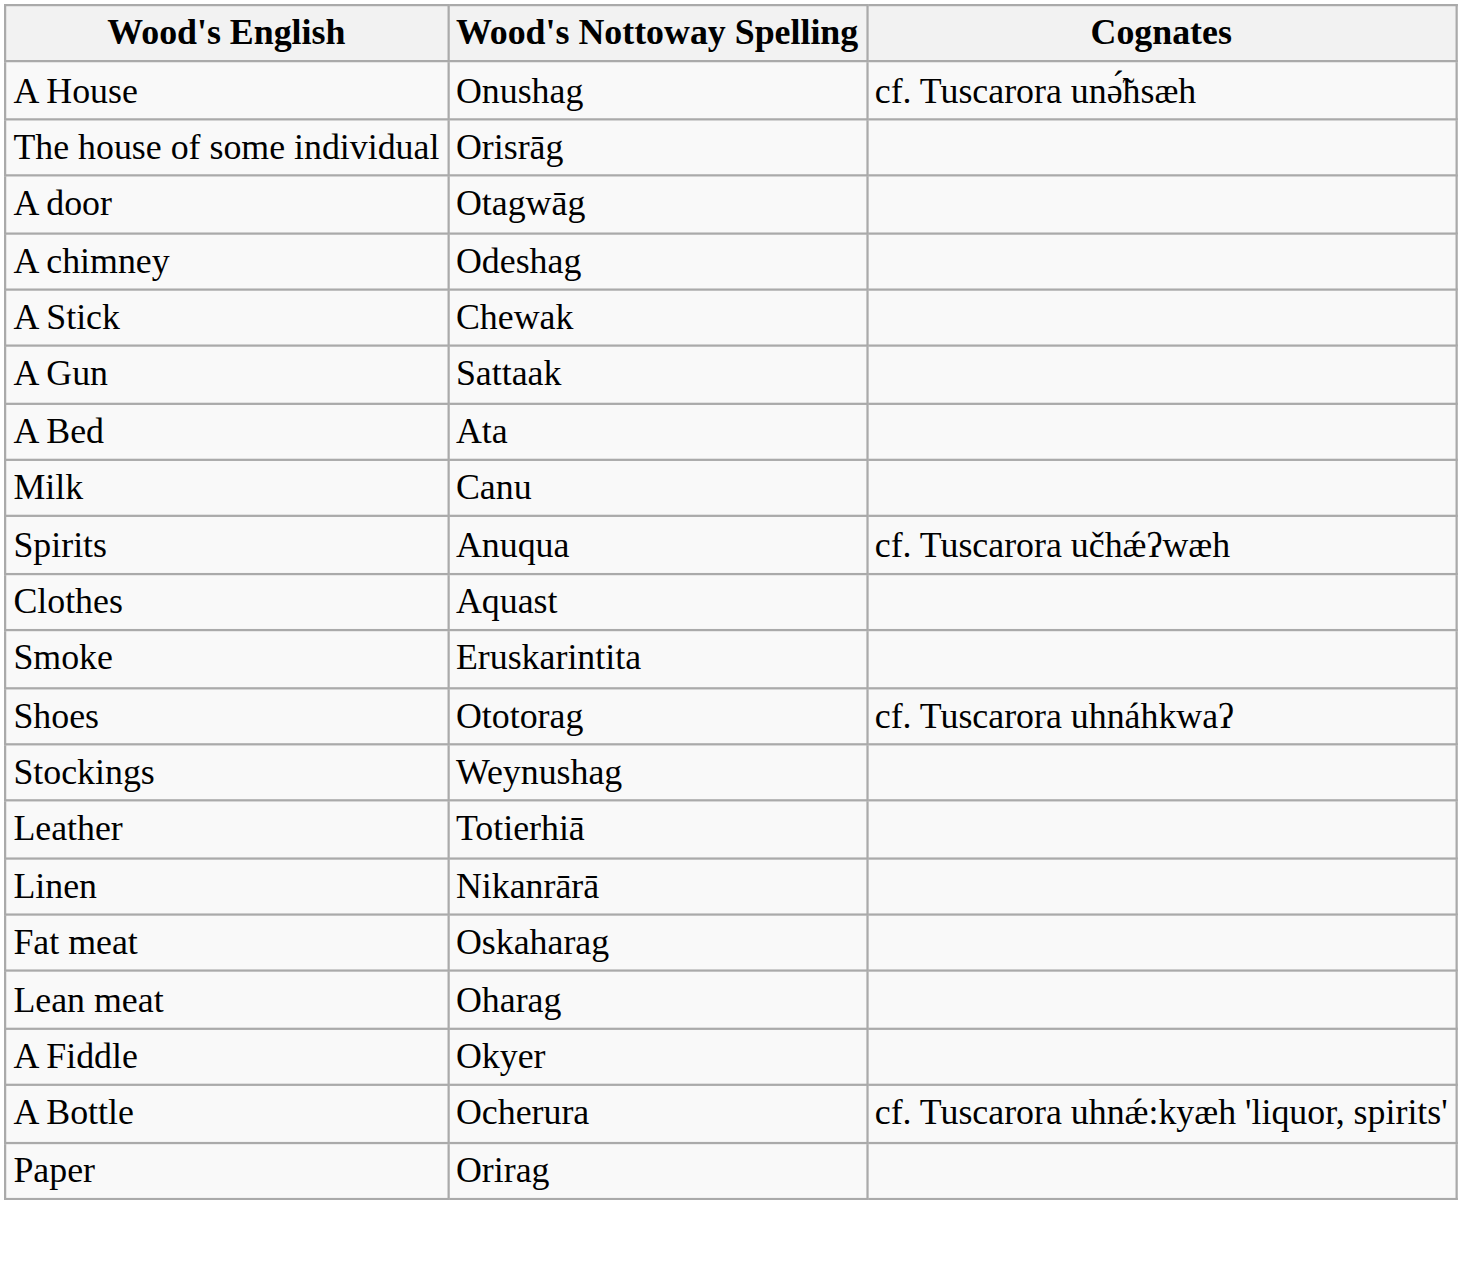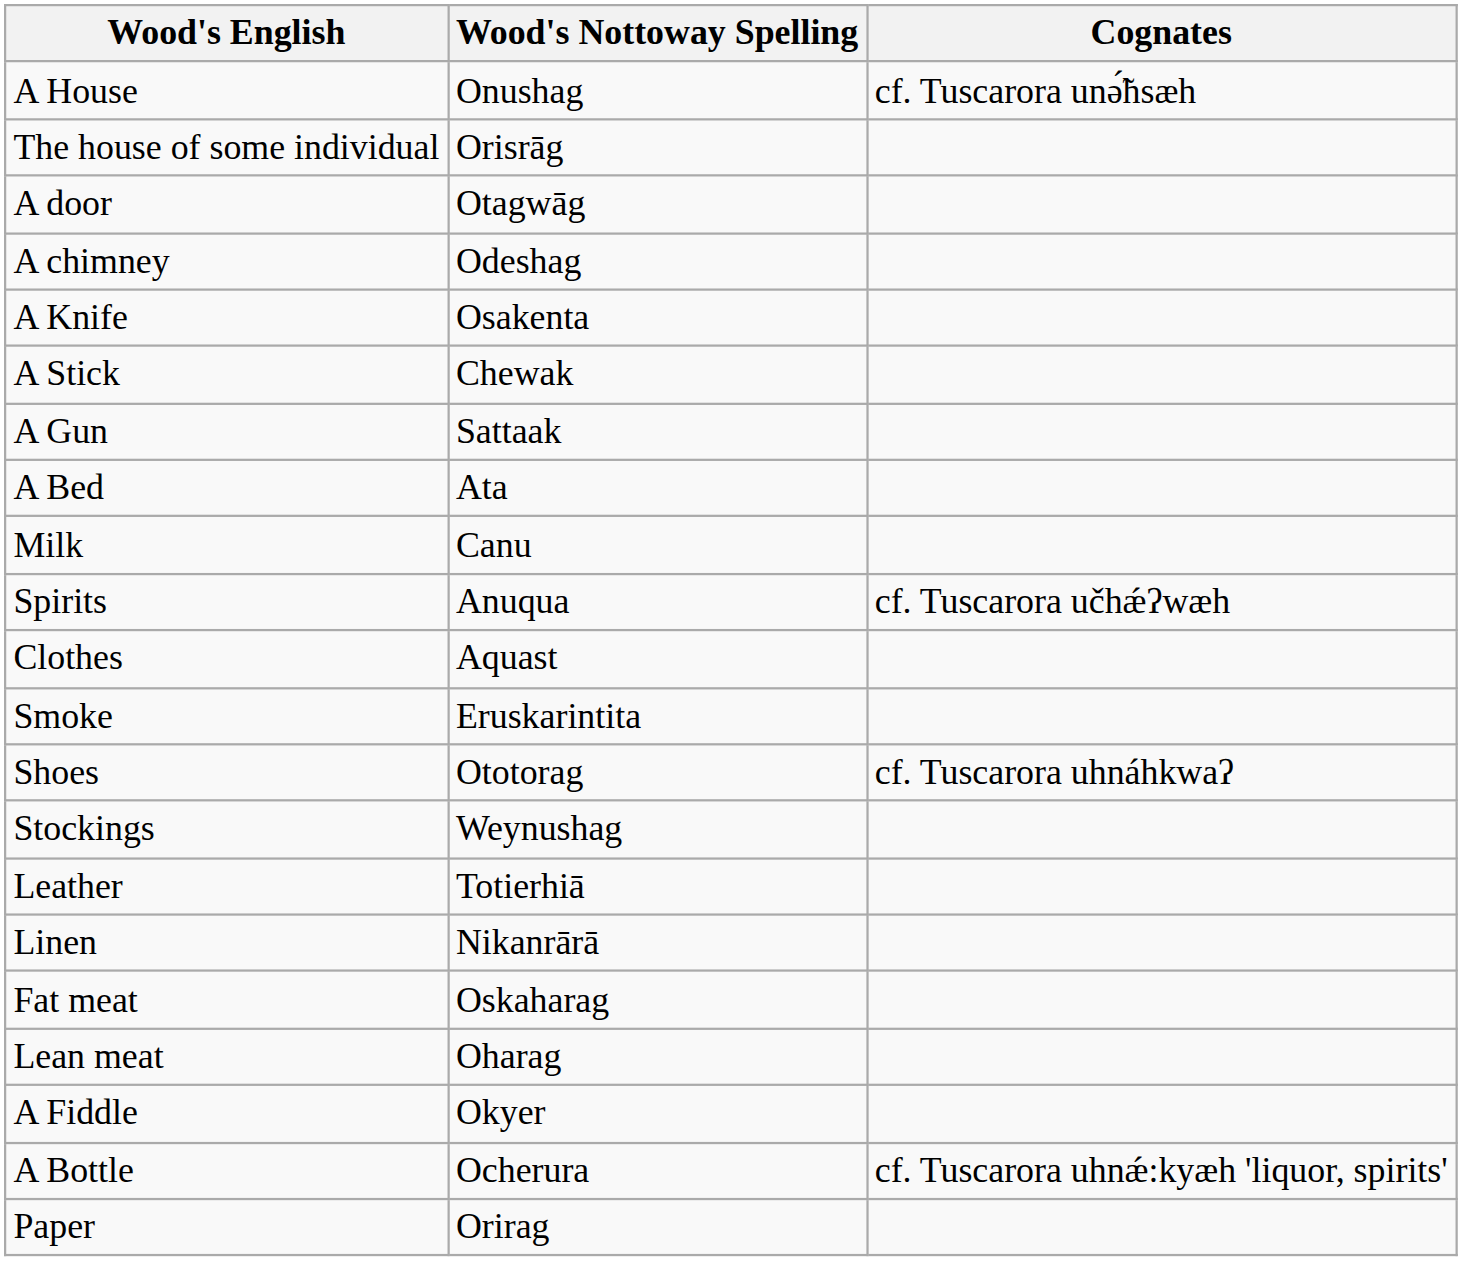+ row: (71, 317)
